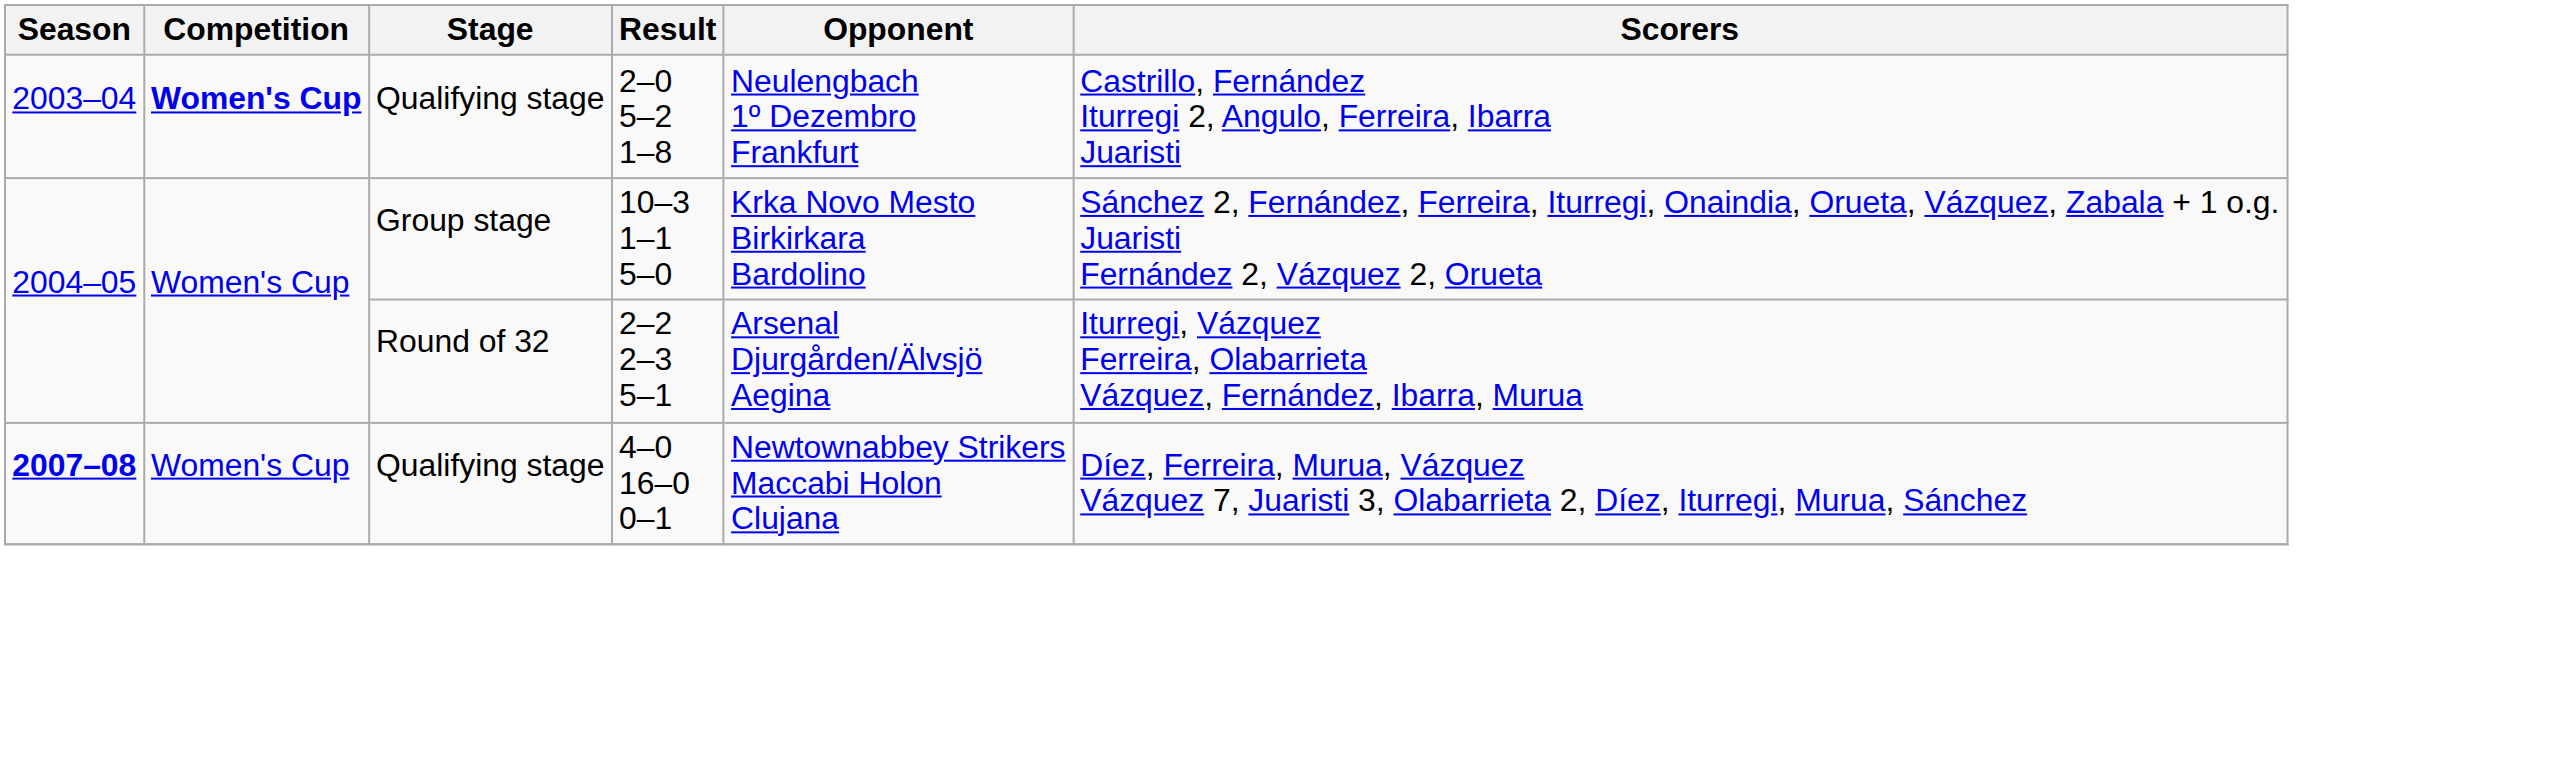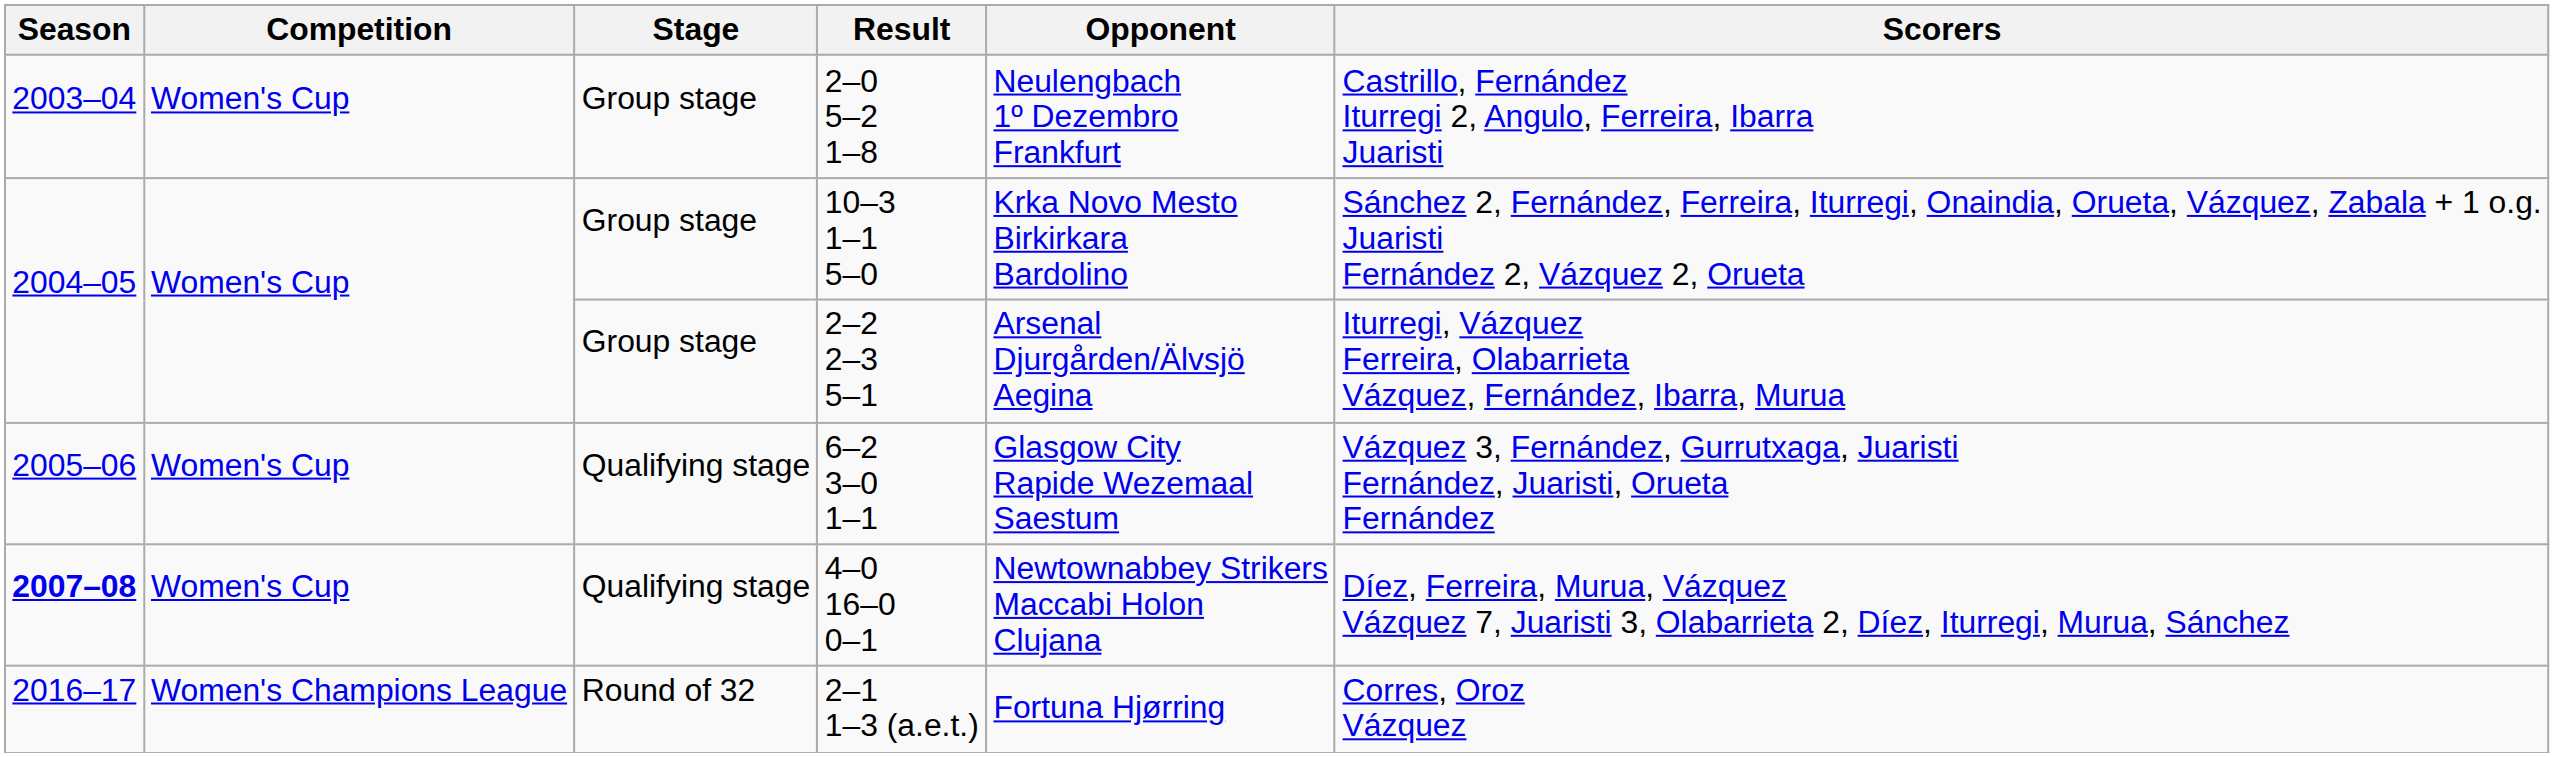(256, 98) bold -> (250, 98) normal
(490, 98) Qualifying stage -> (669, 98) Group stage
(463, 342) Round of 32 -> (669, 342) Group stage
+ row: (851, 482)
+ row: (902, 708)
